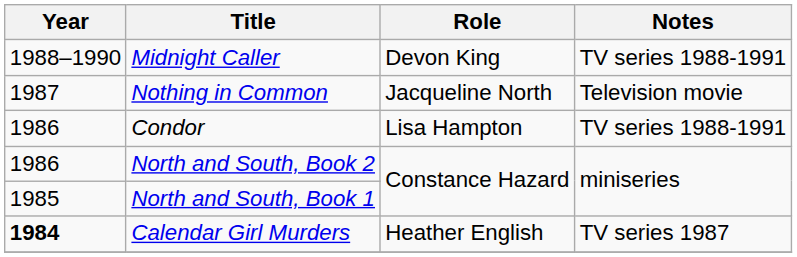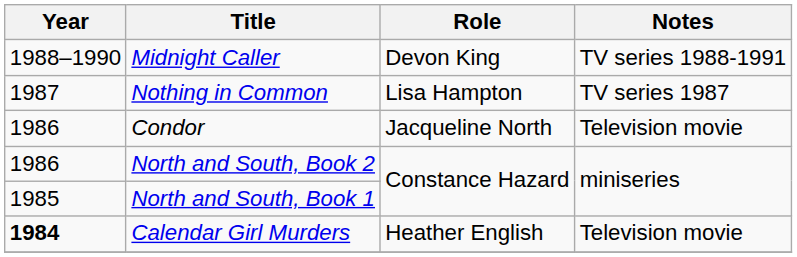(469, 92) Jacqueline North -> (454, 92) Lisa Hampton
(661, 92) Television movie -> (654, 92) TV series 1987
(454, 127) Lisa Hampton -> (469, 127) Jacqueline North
(683, 127) TV series 1988-1991 -> (661, 127) Television movie
(654, 233) TV series 1987 -> (661, 233) Television movie
